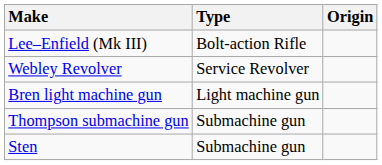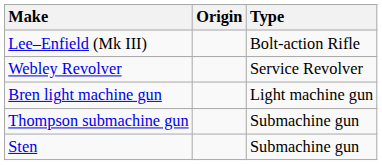columns swapped: (350, 17) <-> (213, 17)
